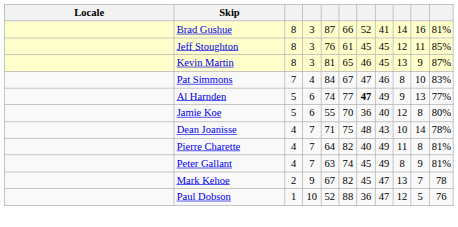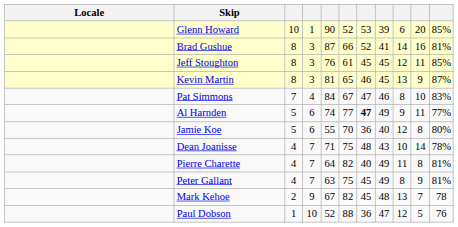+ row: (208, 29)
(420, 96) 13 -> (420, 113) 11
(348, 163) 74 -> (348, 180) 75
(384, 180) 47 -> (384, 197) 48
